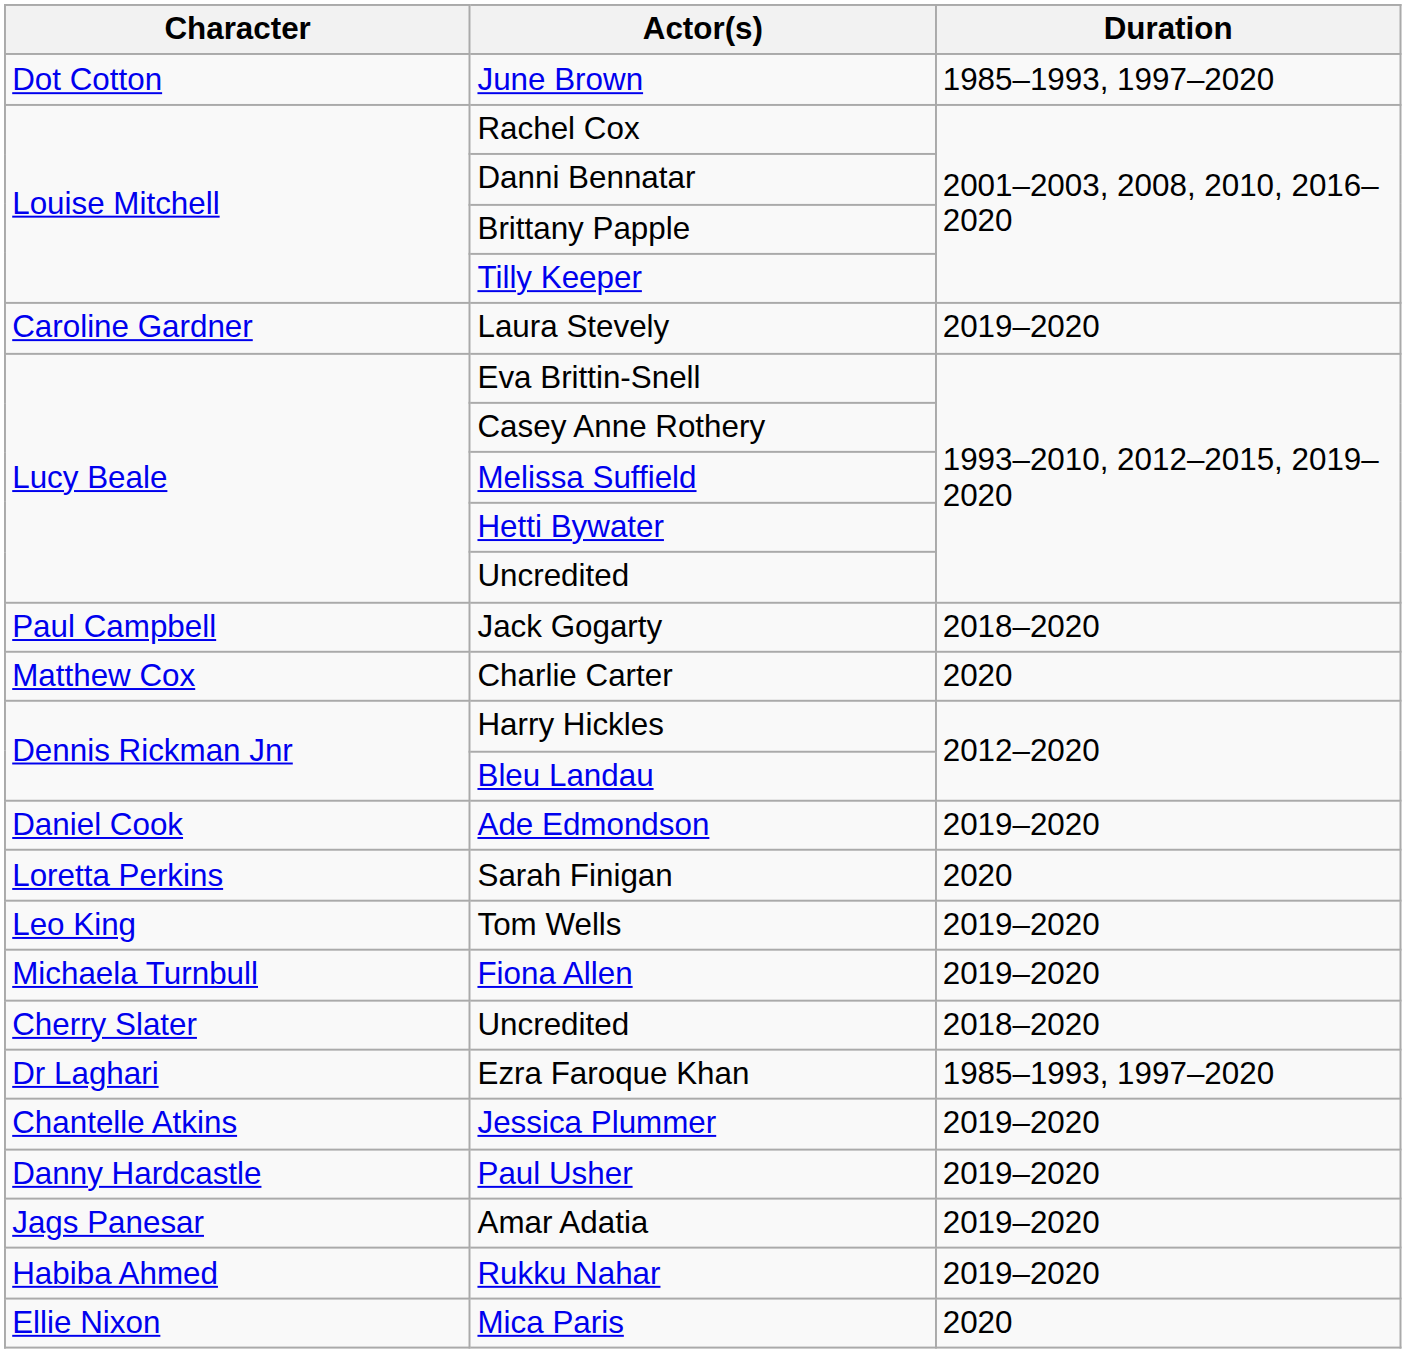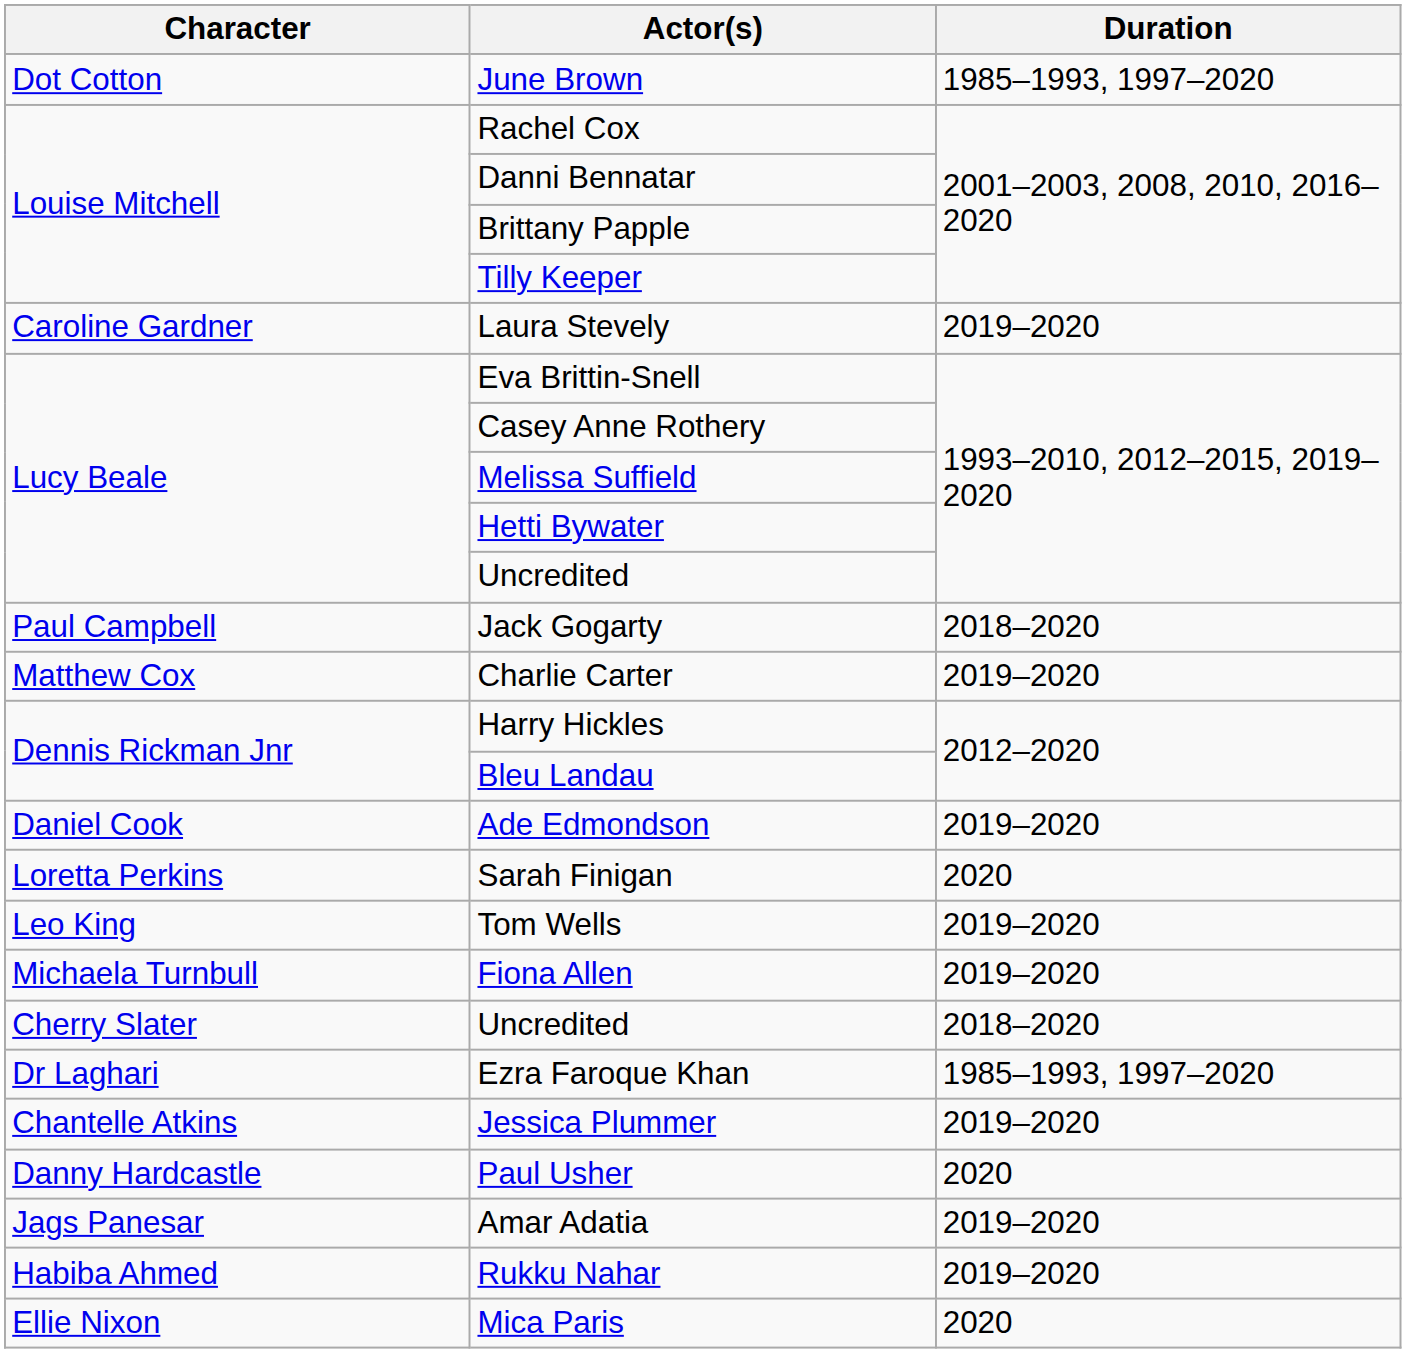(978, 675) 2020 -> (1021, 675) 2019–2020
(1021, 1173) 2019–2020 -> (978, 1173) 2020
